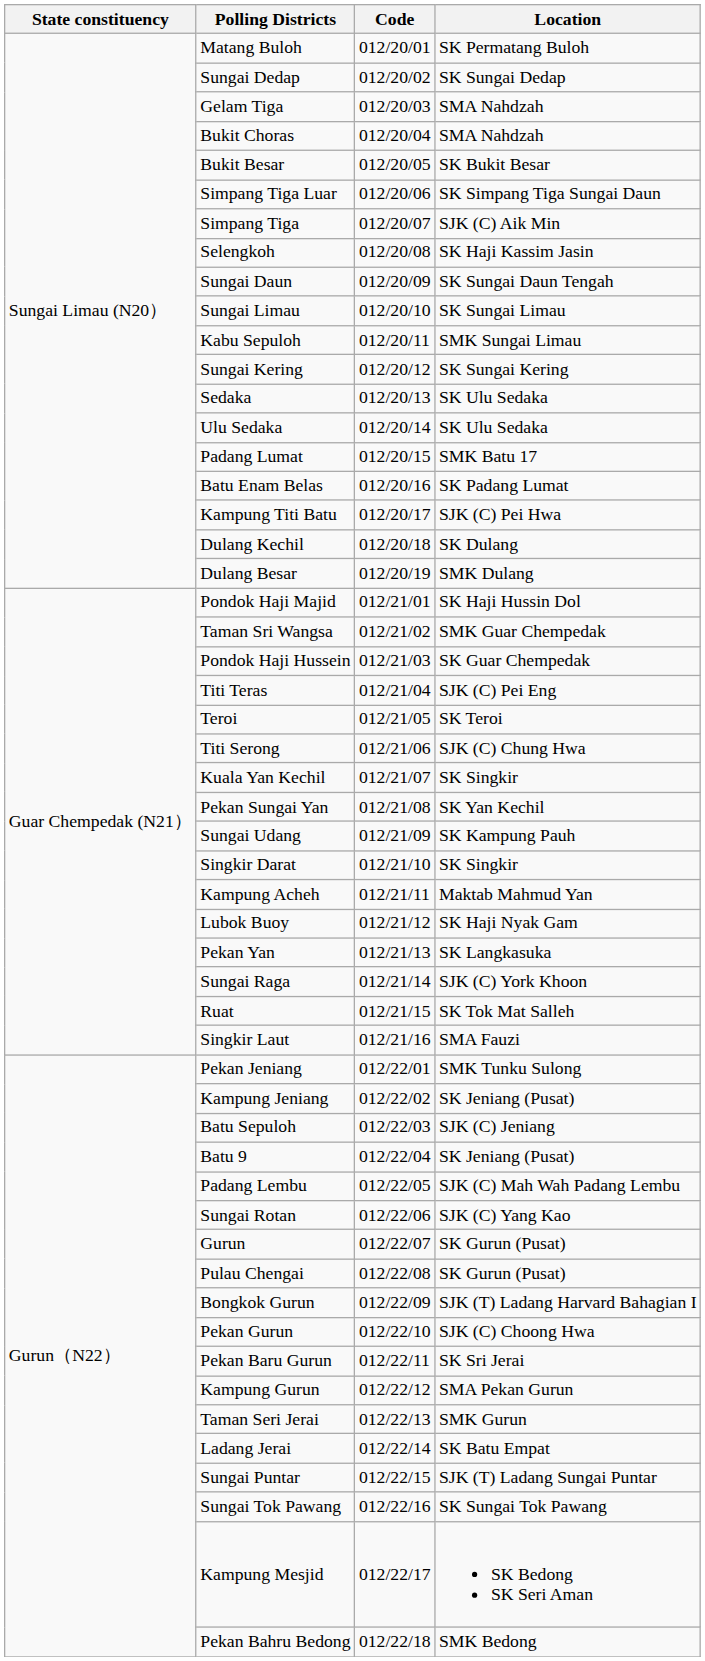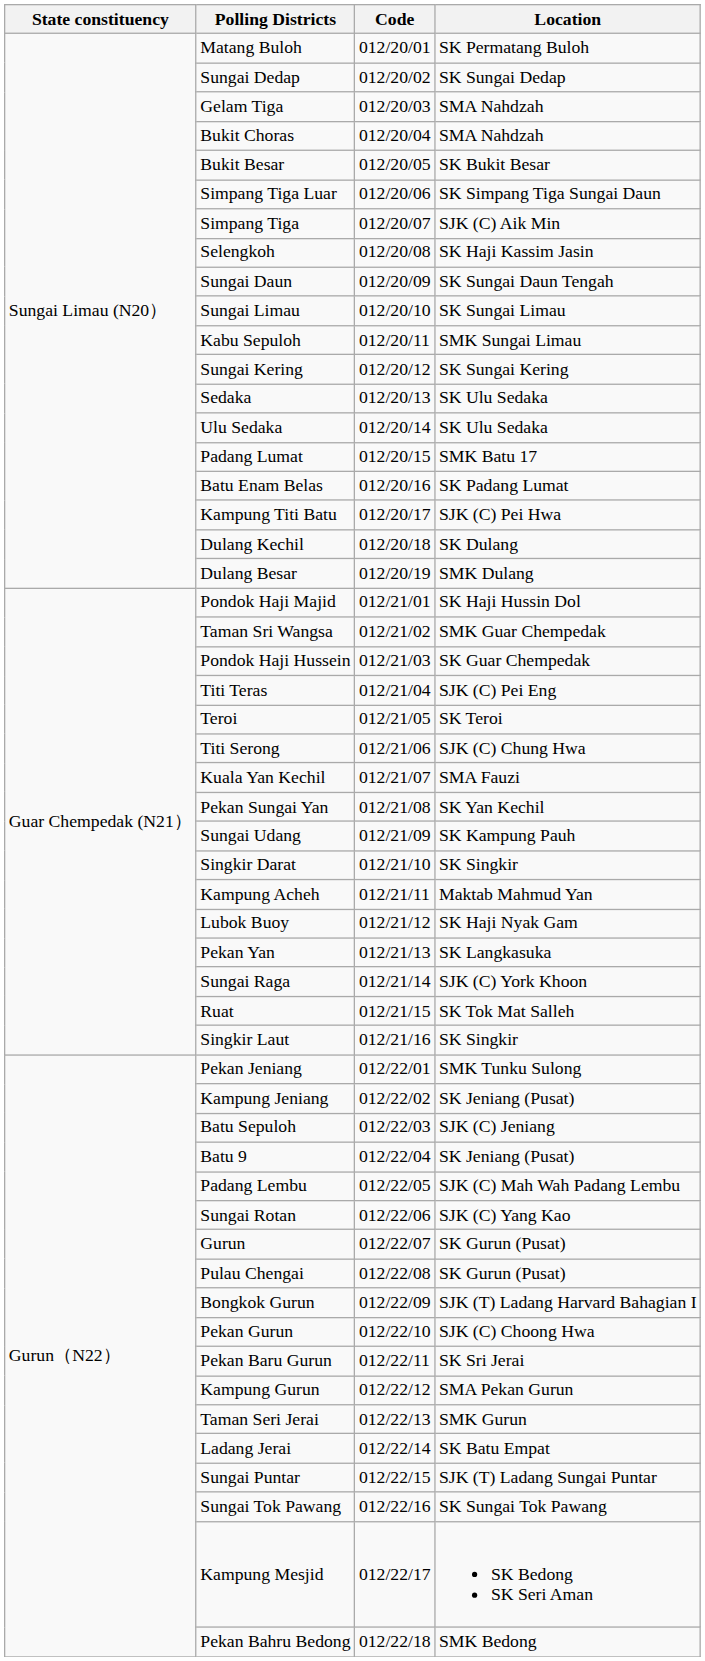(478, 777) SK Singkir -> (479, 777) SMA Fauzi
(479, 1039) SMA Fauzi -> (478, 1039) SK Singkir
